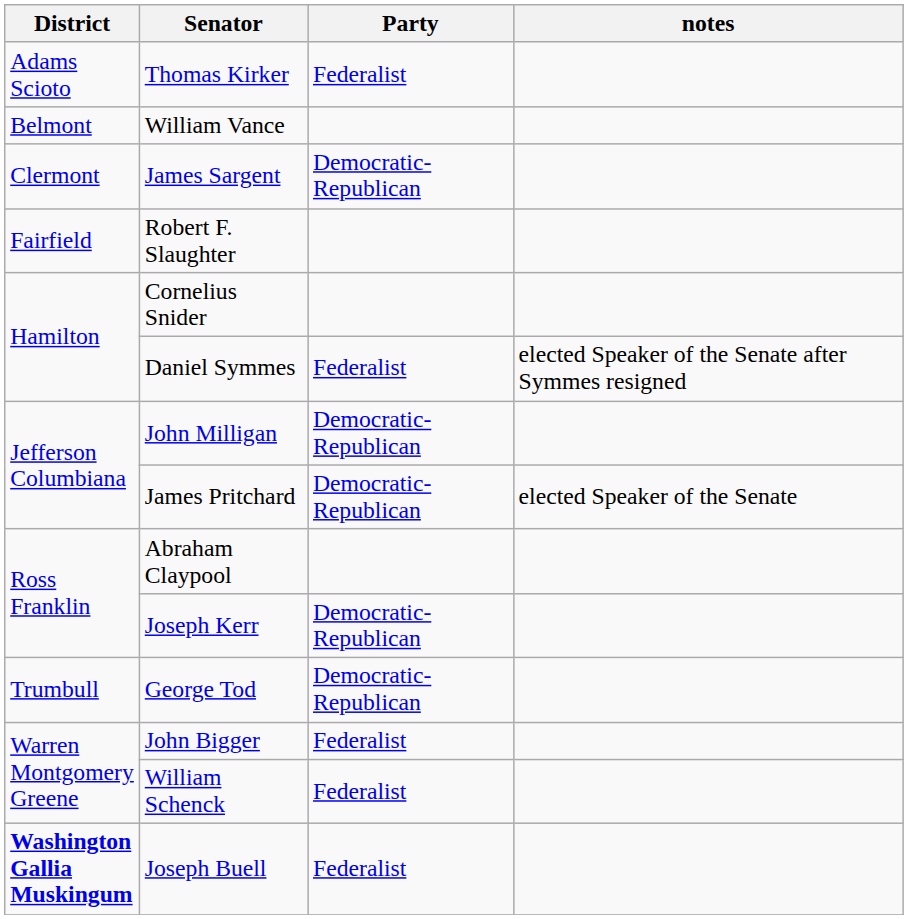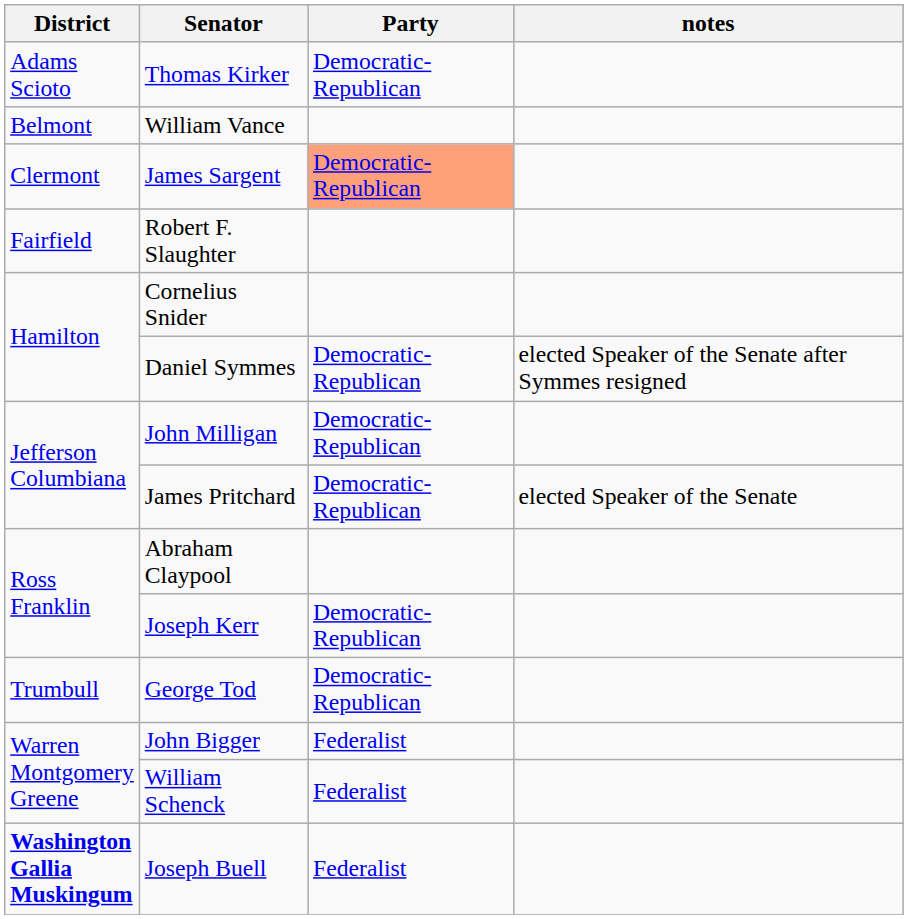(360, 74) Federalist -> (372, 74) Democratic-Republican
(372, 175) no background -> (372, 175) lightsalmon background
(360, 368) Federalist -> (372, 368) Democratic-Republican
